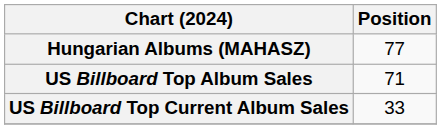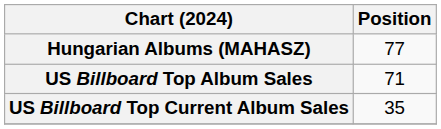(395, 108) 33 -> (395, 108) 35
